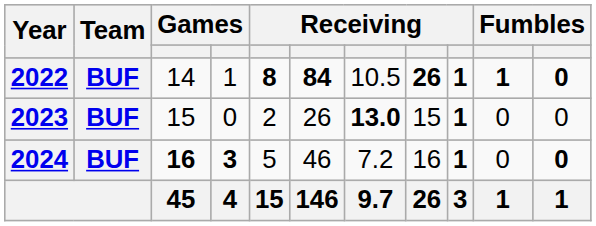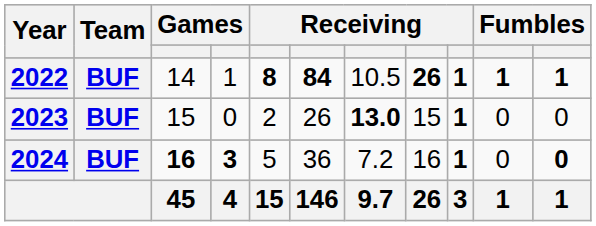(562, 77) 0 -> (562, 77) 1
(317, 159) 46 -> (317, 159) 36
